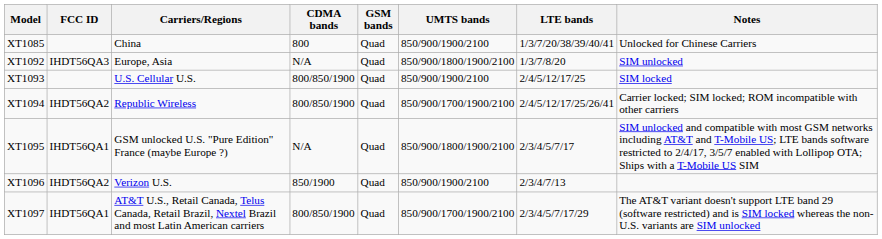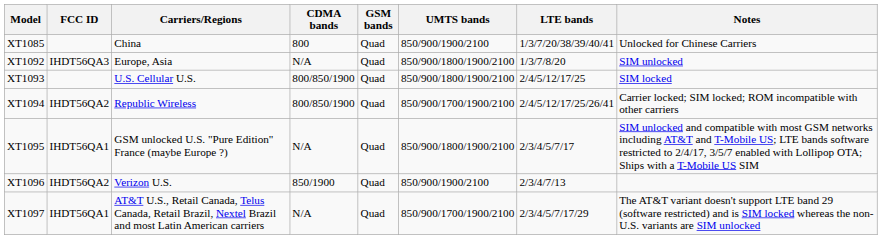(445, 79) 850/900/1900/2100 -> (458, 79) 850/900/1800/1900/2100
(323, 213) 800/850/1900 -> (302, 213) N/A
